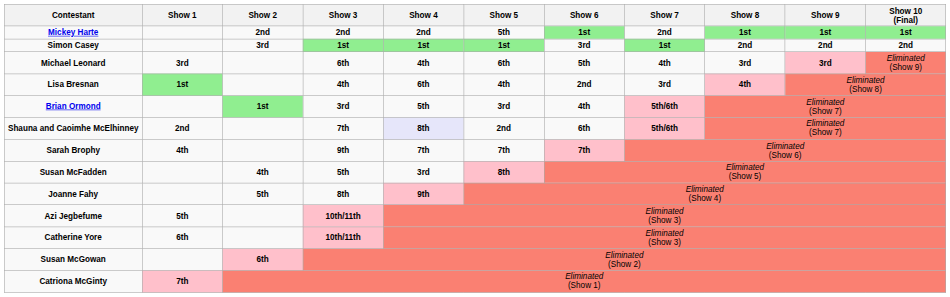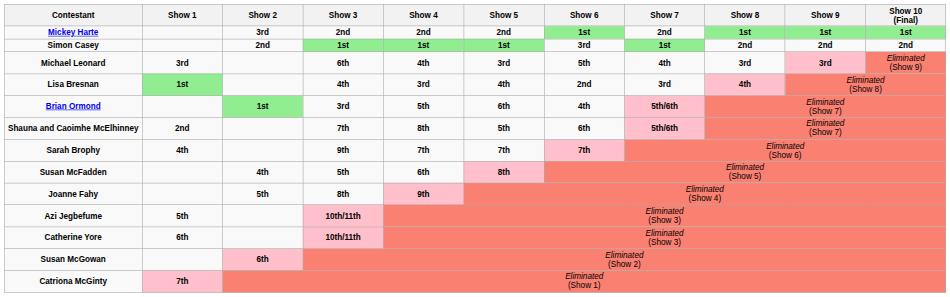(263, 32) 2nd -> (263, 32) 3rd
(504, 32) 5th -> (504, 32) 2nd
(263, 45) 3rd -> (263, 45) 2nd
(504, 62) 6th -> (504, 62) 3rd
(423, 84) 6th -> (423, 84) 3rd
(504, 106) 3rd -> (504, 106) 6th
(423, 128) lavender background -> (423, 128) no background
(504, 128) 2nd -> (504, 128) 5th
(423, 172) 3rd -> (423, 172) 6th
